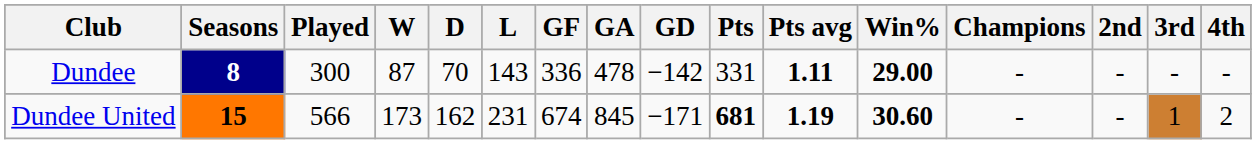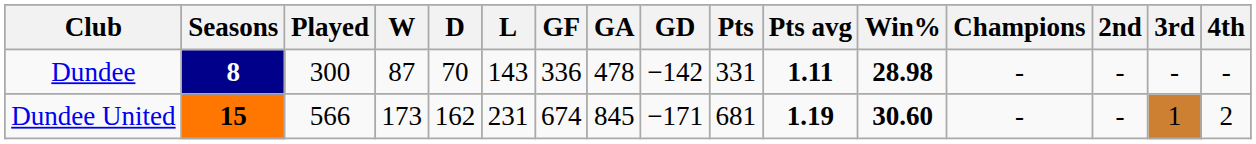(903, 71) 29.00 -> (903, 71) 28.98
(736, 116) bold -> (736, 116) normal
